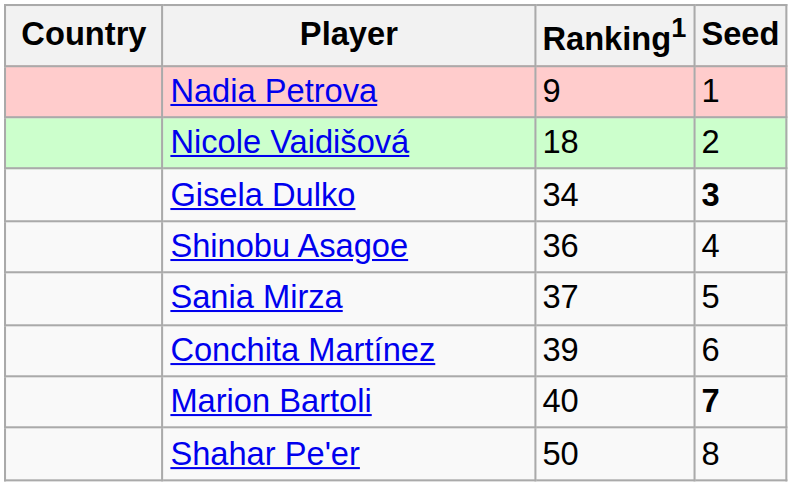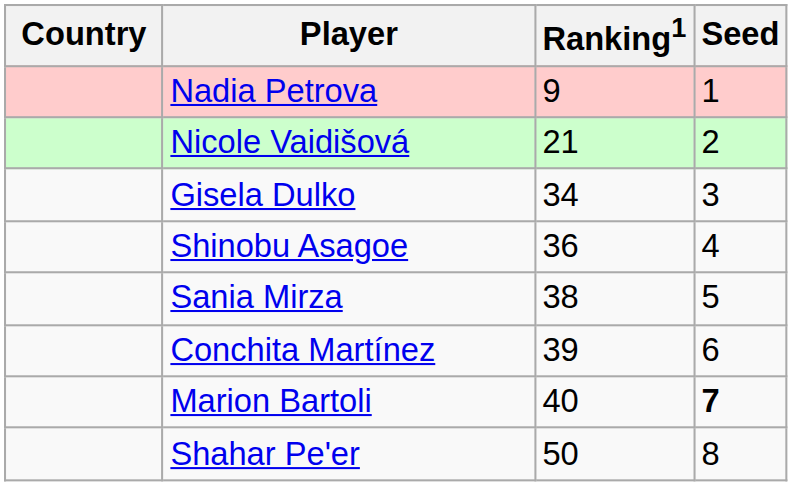(561, 142) 18 -> (561, 142) 21
(710, 194) bold -> (710, 194) normal
(561, 298) 37 -> (561, 298) 38
